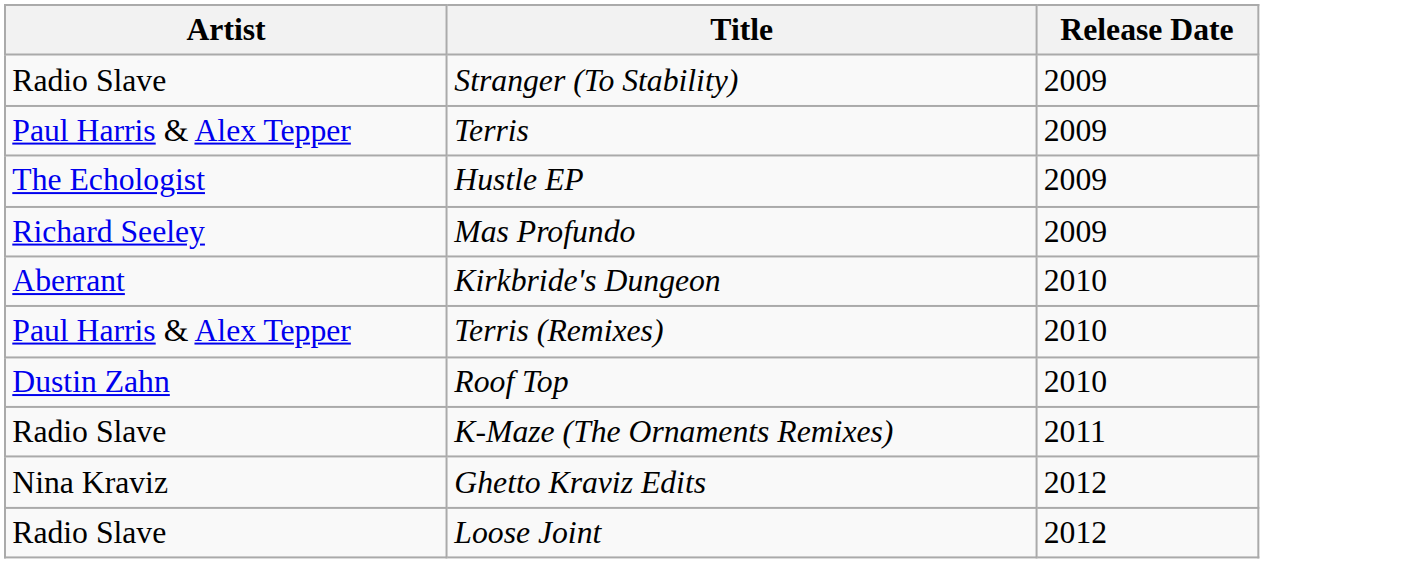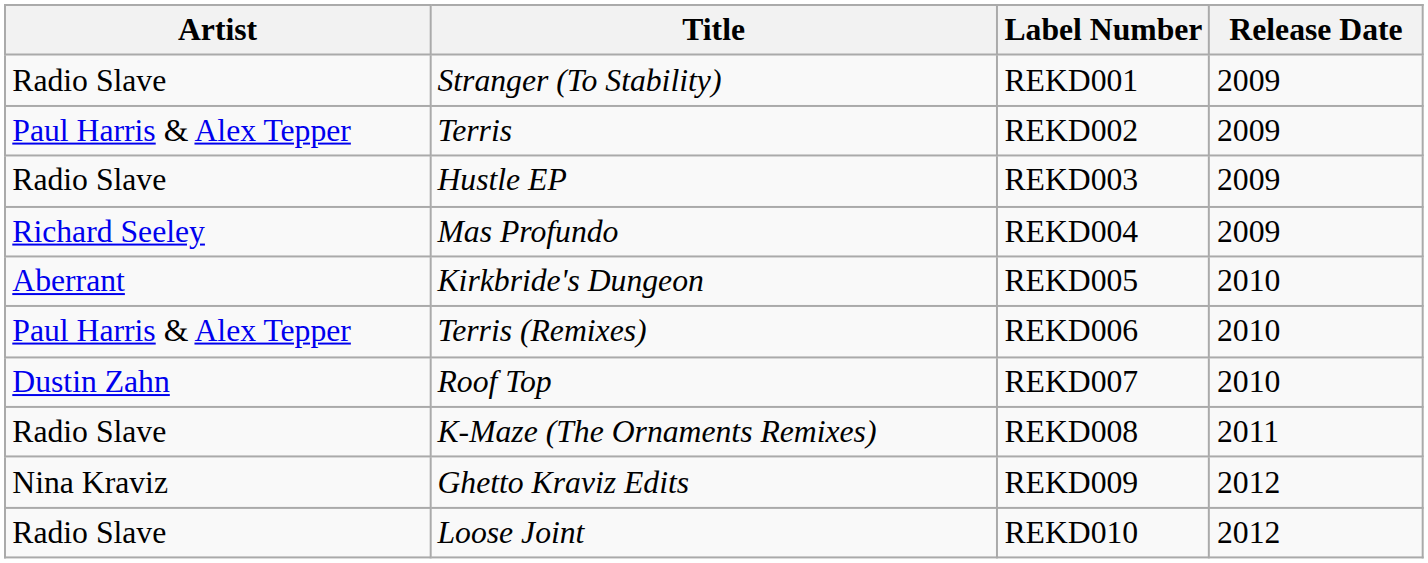+ column: (1103, 29)
(109, 180) The Echologist -> (89, 180) Radio Slave
